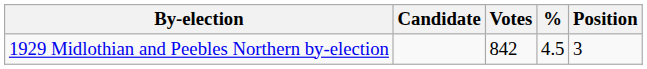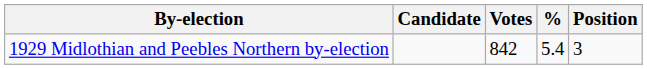(553, 49) 4.5 -> (553, 49) 5.4
